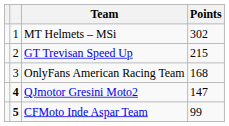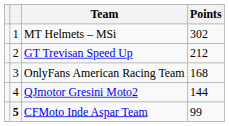(199, 53) 215 -> (199, 53) 212
(16, 92) bold -> (16, 92) normal
(199, 92) 147 -> (199, 92) 144
